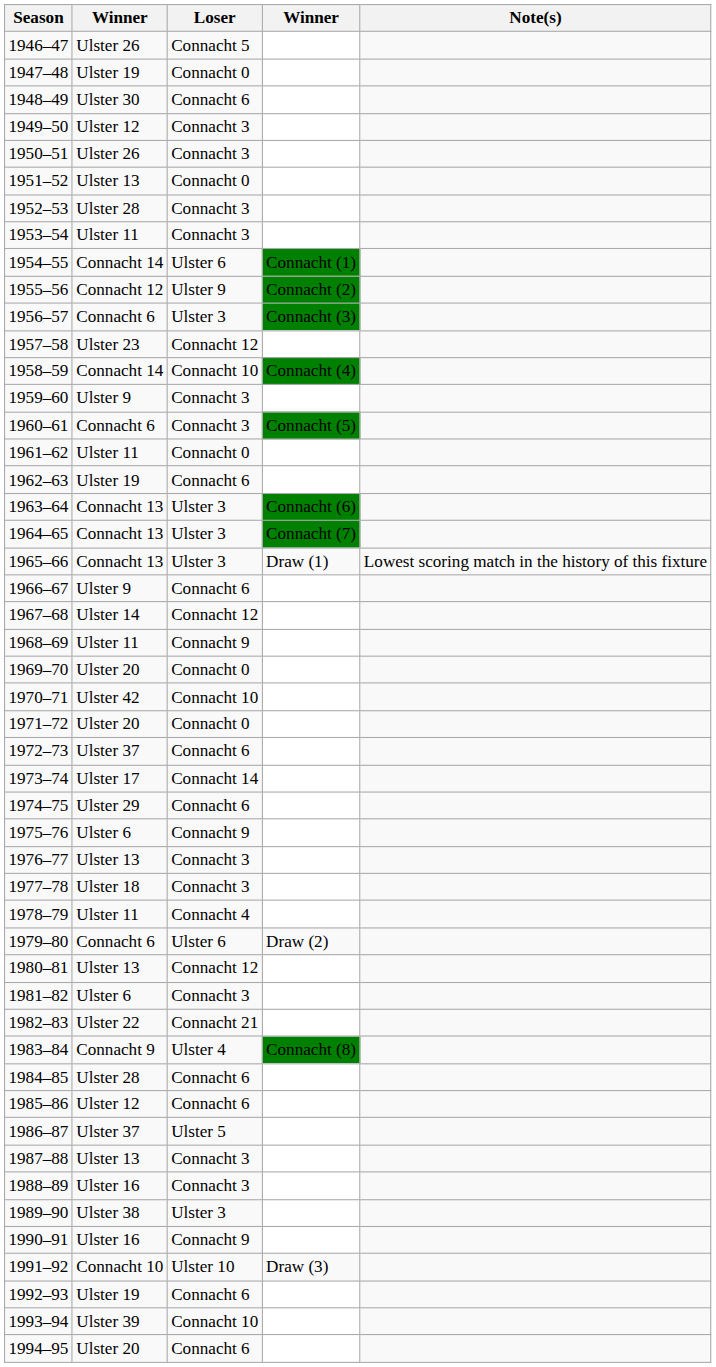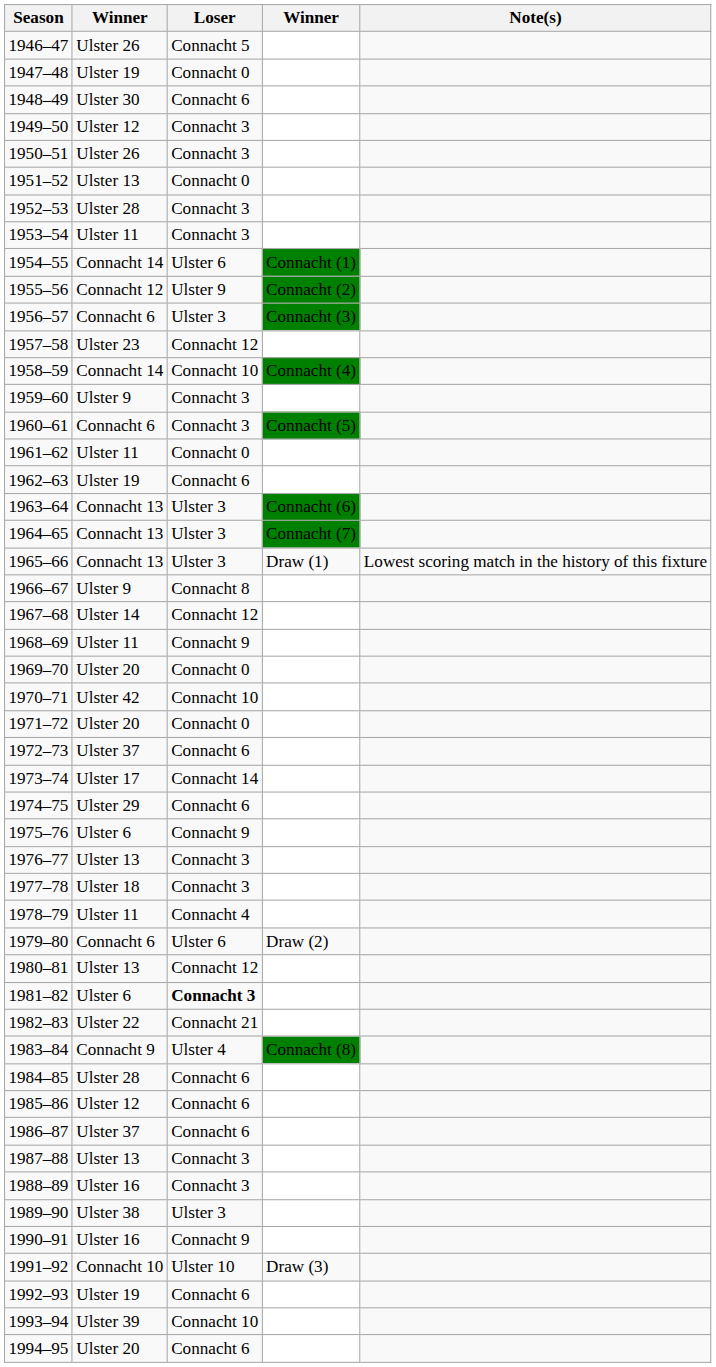(210, 588) Connacht 6 -> (210, 588) Connacht 8
(210, 995) normal -> (213, 995) bold
(199, 1131) Ulster 5 -> (210, 1131) Connacht 6
